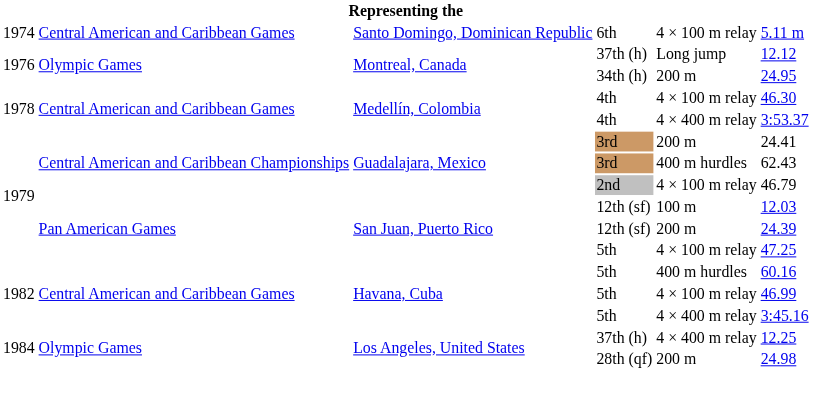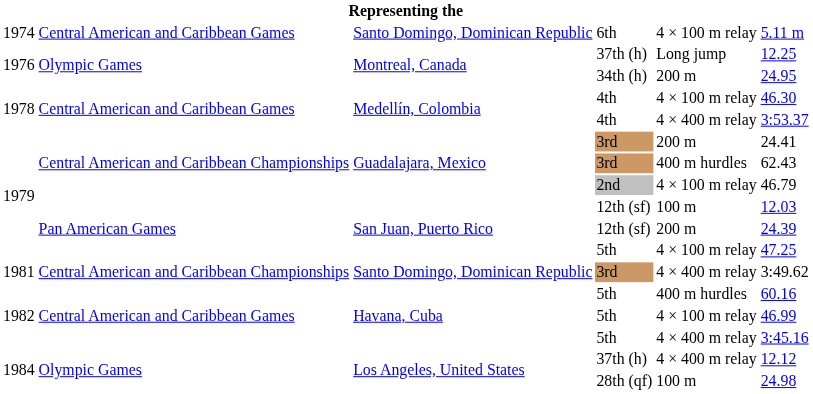(778, 54) 12.12 -> (778, 54) 12.25
+ row: (19, 272)
(778, 337) 12.25 -> (778, 359) 12.12
(676, 359) 200 m -> (676, 381) 100 m
